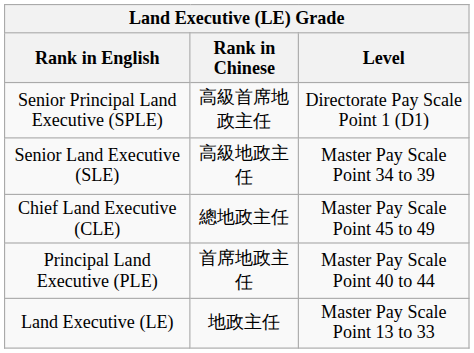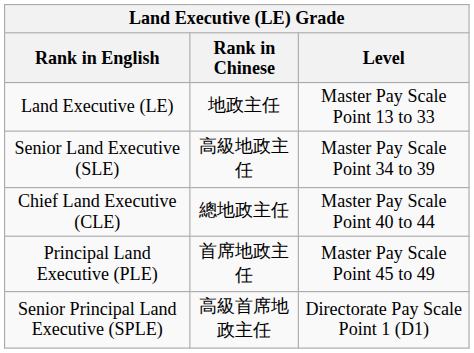rows swapped: (97, 323) <-> (97, 110)
(384, 218) Master Pay Scale Point 45 to 49 -> (384, 211) Master Pay Scale Point 40 to 44
(384, 270) Master Pay Scale Point 40 to 44 -> (384, 263) Master Pay Scale Point 45 to 49
